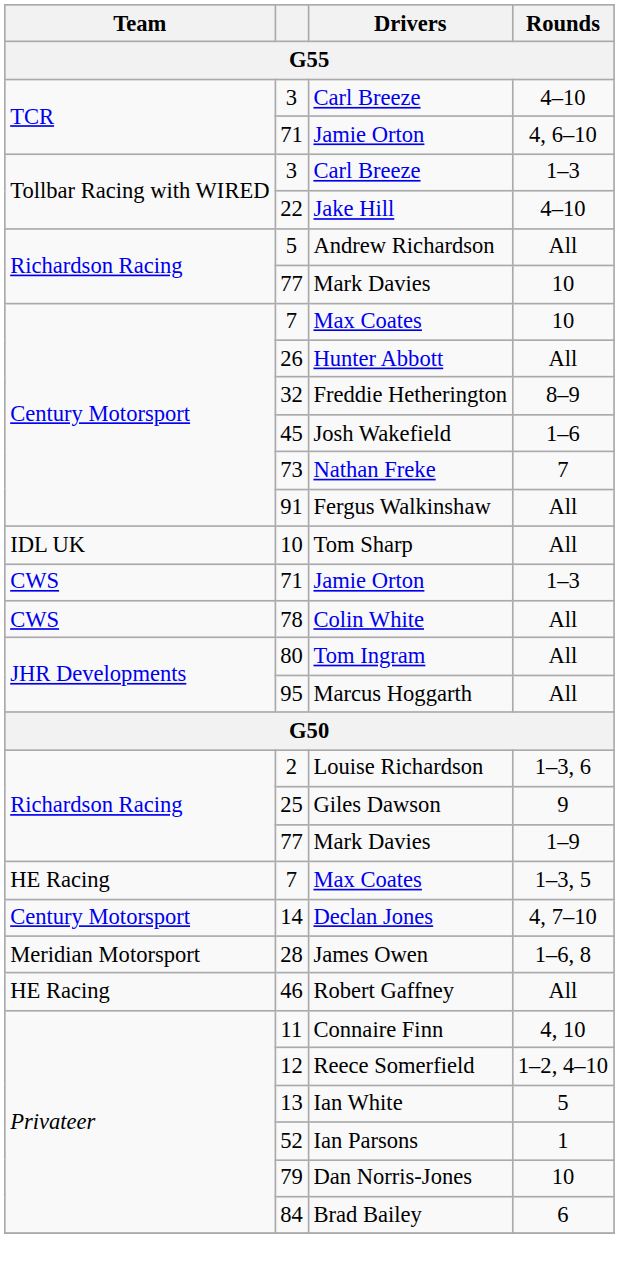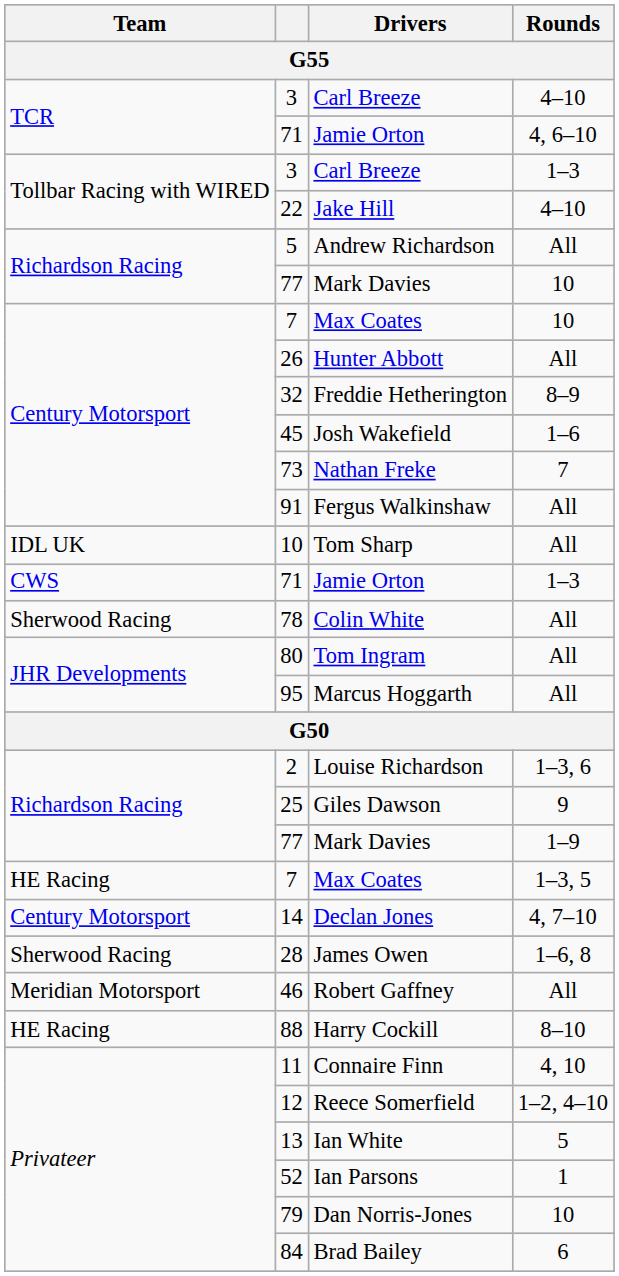(35, 618) CWS -> (91, 618) Sherwood Racing
(105, 953) Meridian Motorsport -> (91, 953) Sherwood Racing
(60, 991) HE Racing -> (105, 991) Meridian Motorsport
+ row: (291, 1028)
